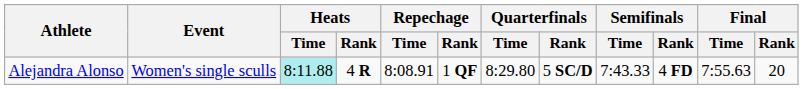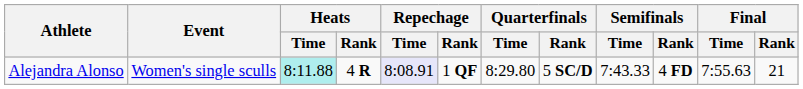(409, 71) no background -> (409, 71) lavender background
(777, 71) 20 -> (777, 71) 21
